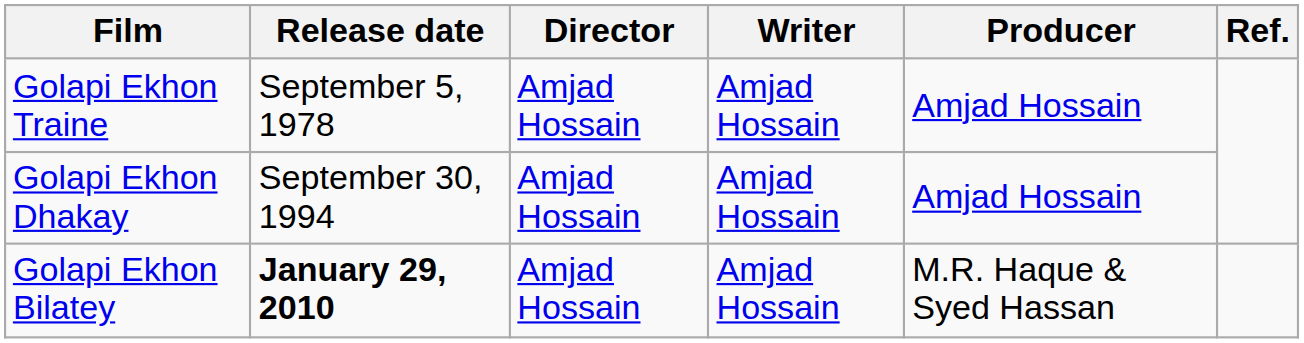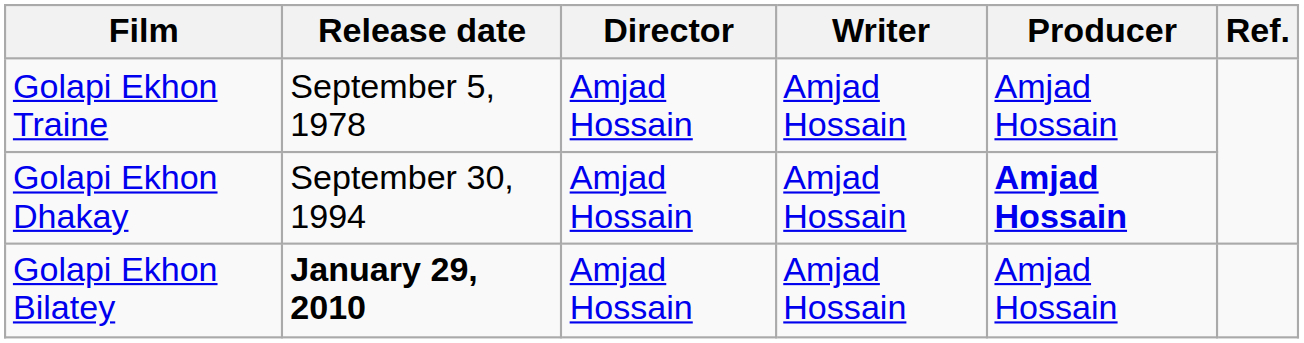(1027, 197) normal -> (1061, 197) bold
(1019, 289) M.R. Haque & Syed Hassan -> (1056, 289) Amjad Hossain
